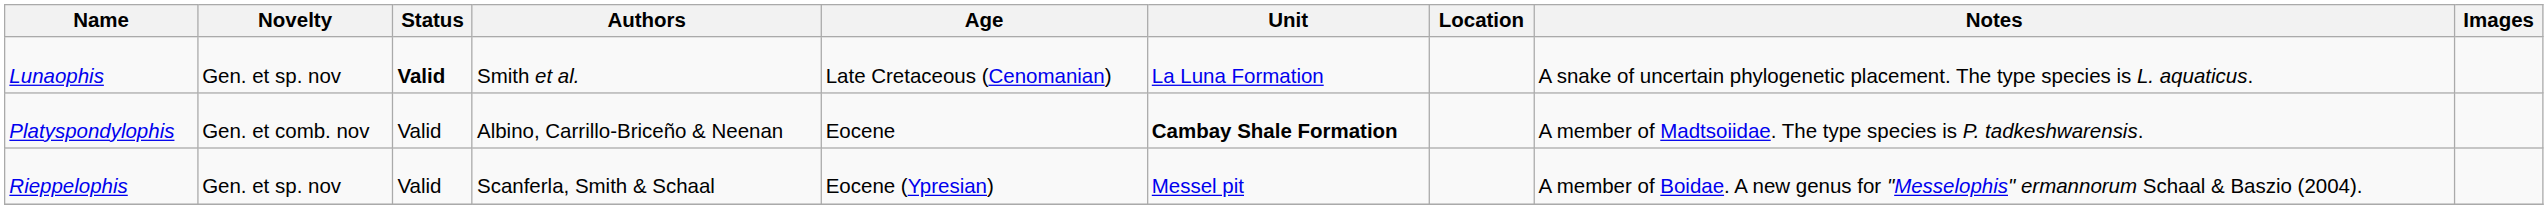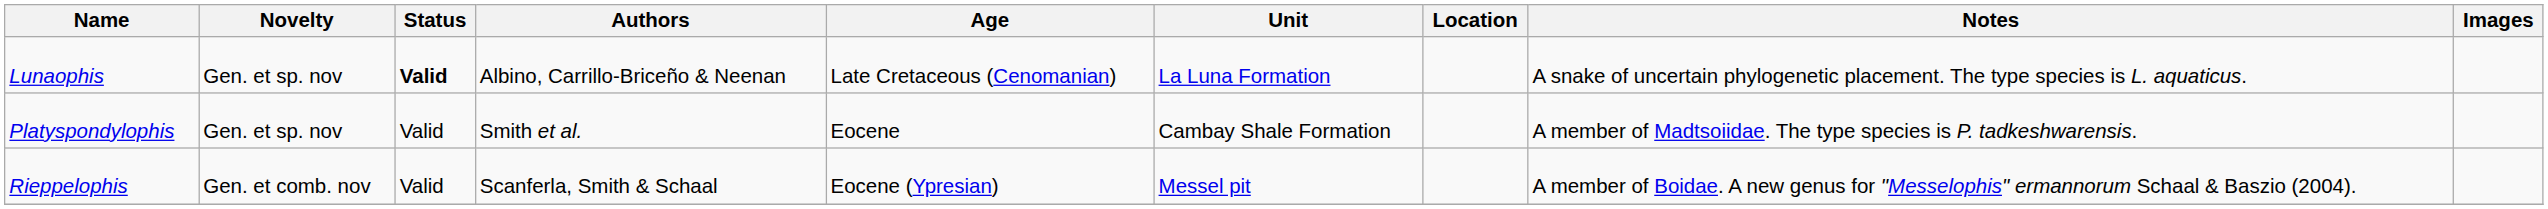(528, 76) Smith et al. -> (633, 76) Albino, Carrillo-Briceño & Neenan
(286, 131) Gen. et comb. nov -> (273, 131) Gen. et sp. nov
(630, 131) Albino, Carrillo-Briceño & Neenan -> (531, 131) Smith et al.
(1275, 131) bold -> (1275, 131) normal
(272, 187) Gen. et sp. nov -> (287, 187) Gen. et comb. nov
